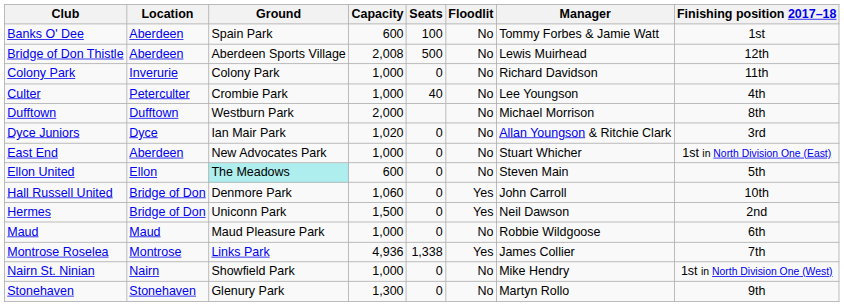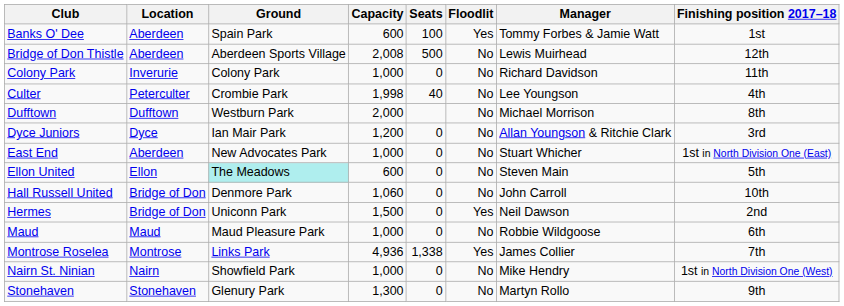(485, 34) No -> (483, 34) Yes
(388, 93) 1,000 -> (388, 93) 1,998
(388, 133) 1,020 -> (388, 133) 1,200
(483, 192) Yes -> (485, 192) No
